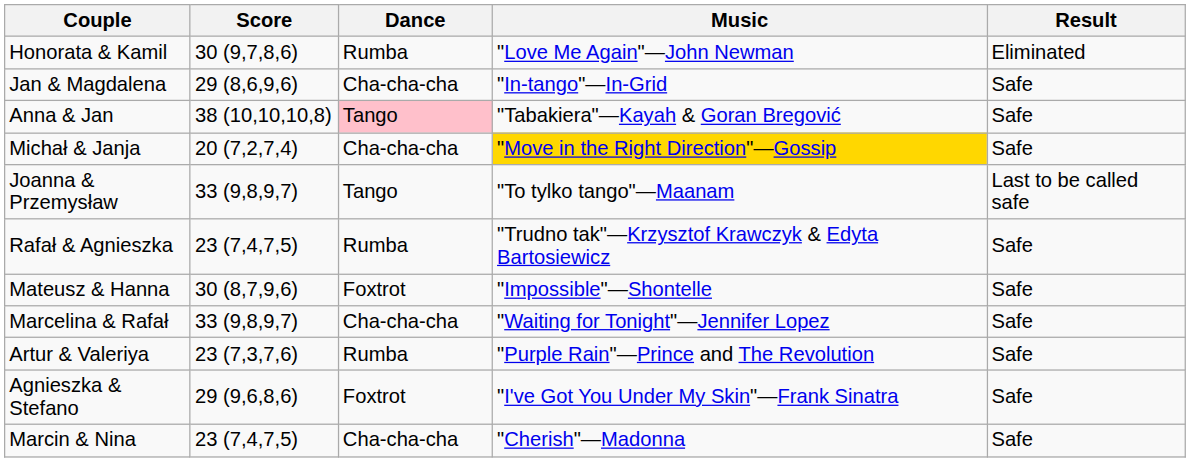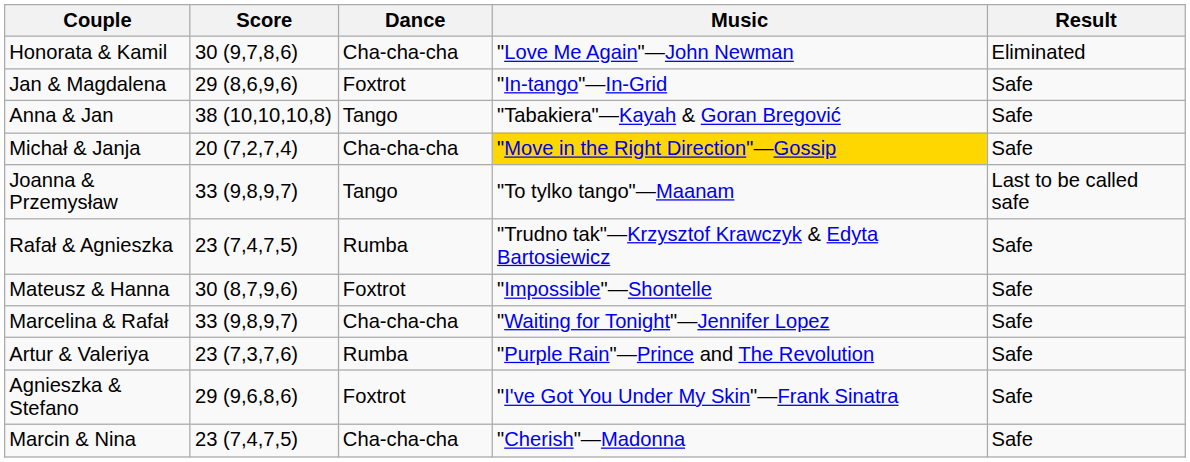(375, 52) Rumba -> (401, 52) Cha-cha-cha
(401, 84) Cha-cha-cha -> (374, 84) Foxtrot
(370, 116) pink background -> (370, 116) no background
